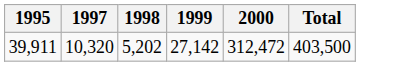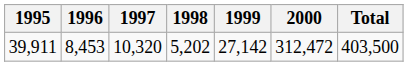+ column: (85, 18)
